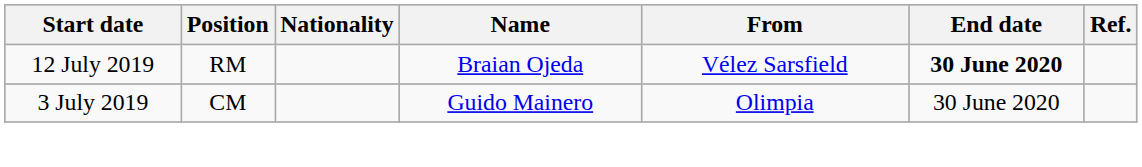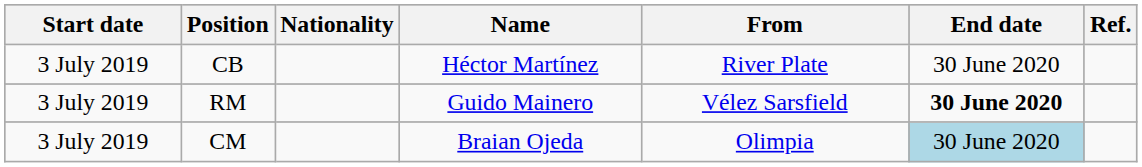+ row: (228, 63)
(93, 63) 12 July 2019 -> (93, 102) 3 July 2019
(520, 63) Braian Ojeda -> (520, 102) Guido Mainero
(520, 102) Guido Mainero -> (520, 142) Braian Ojeda
(996, 102) no background -> (996, 142) lightblue background
